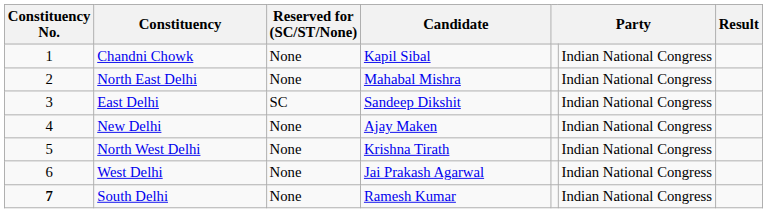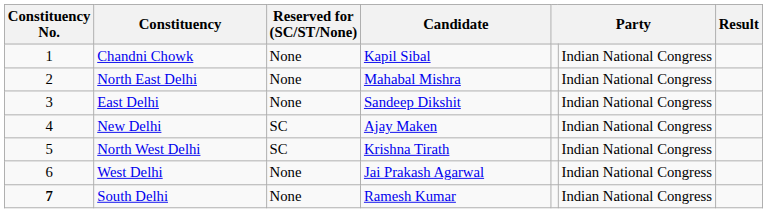(279, 102) SC -> (286, 102) None
(286, 126) None -> (279, 126) SC
(286, 149) None -> (279, 149) SC
